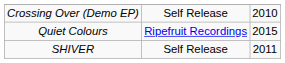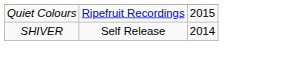- row: (73, 13)
(265, 49) 2011 -> (202, 31) 2014
